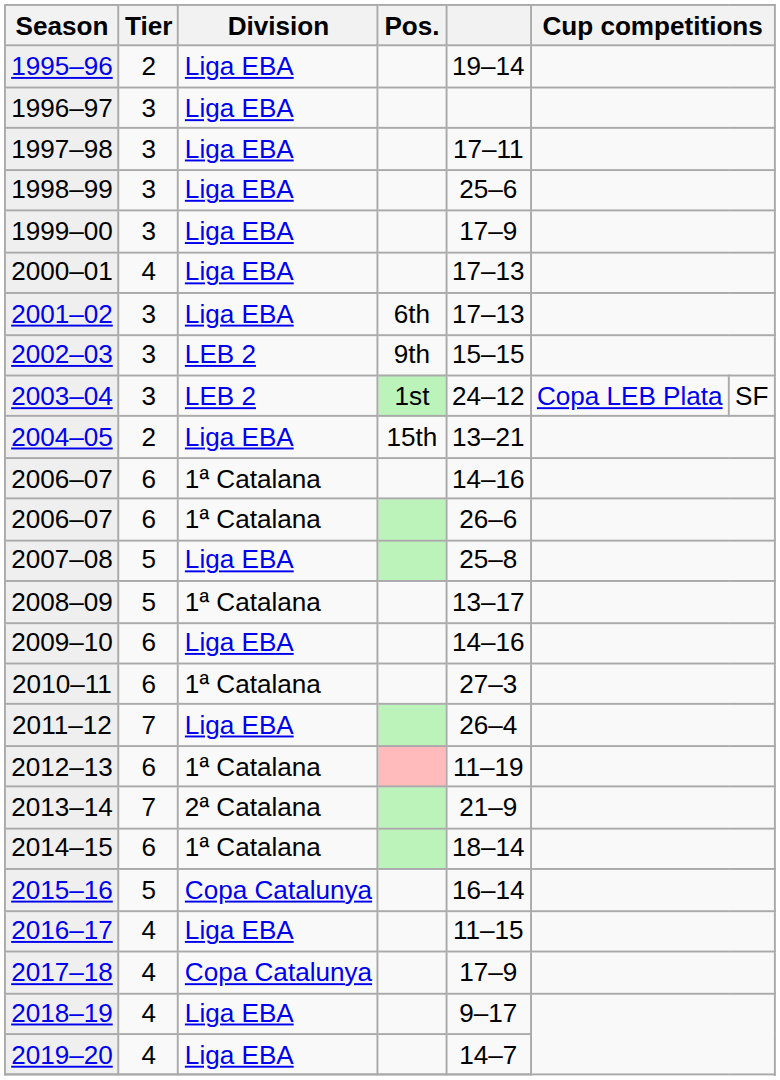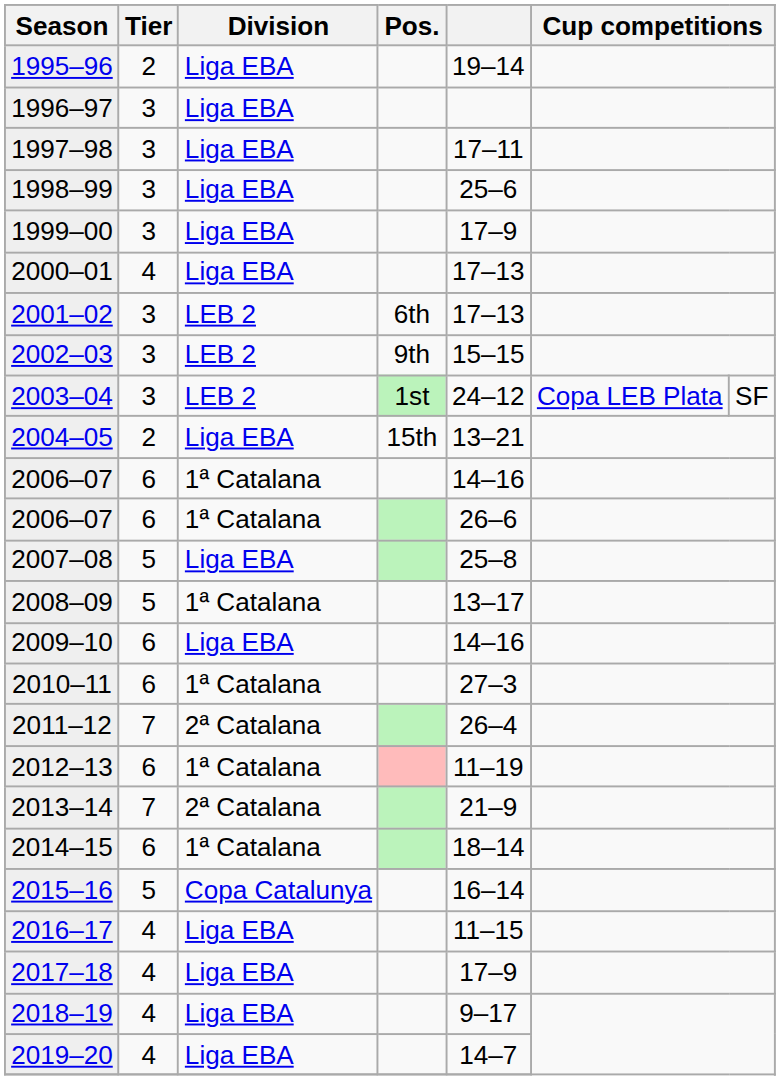(239, 313) Liga EBA -> (220, 313) LEB 2
(239, 725) Liga EBA -> (253, 725) 2ª Catalana
(278, 972) Copa Catalunya -> (239, 972) Liga EBA
